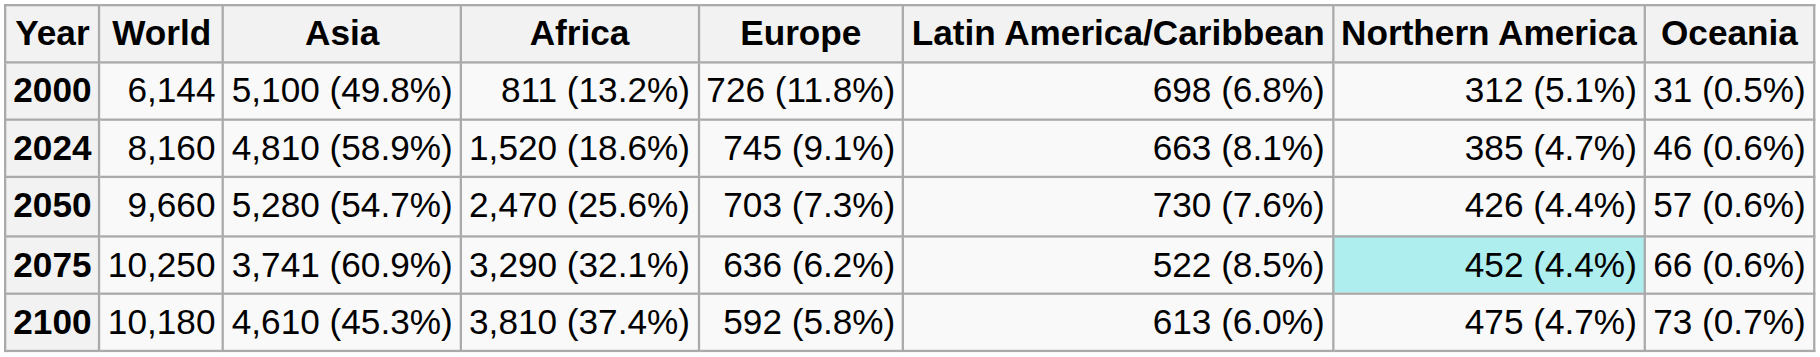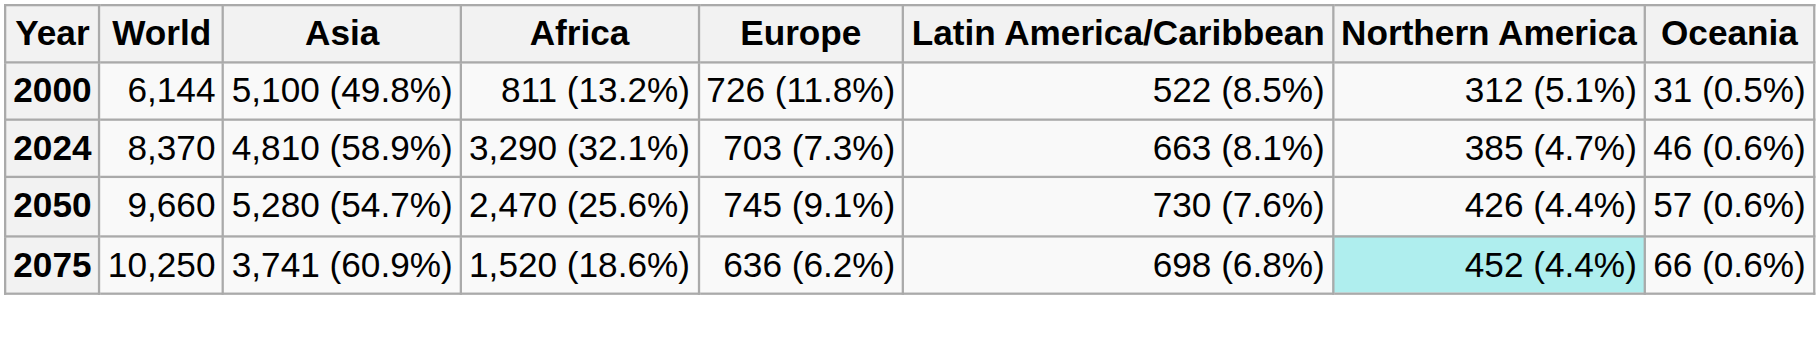(1239, 90) 698 (6.8%) -> (1239, 90) 522 (8.5%)
(171, 148) 8,160 -> (171, 148) 8,370
(580, 148) 1,520 (18.6%) -> (580, 148) 3,290 (32.1%)
(809, 148) 745 (9.1%) -> (809, 148) 703 (7.3%)
(809, 205) 703 (7.3%) -> (809, 205) 745 (9.1%)
(580, 263) 3,290 (32.1%) -> (580, 263) 1,520 (18.6%)
(1239, 263) 522 (8.5%) -> (1239, 263) 698 (6.8%)
- row: (52, 320)
